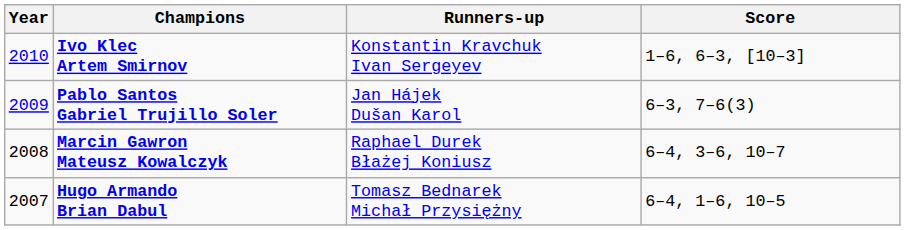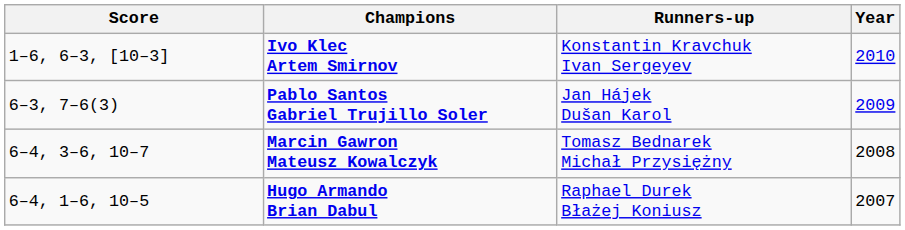columns swapped: (29, 18) <-> (770, 18)
(421, 153) Raphael Durek Błażej Koniusz -> (646, 153) Tomasz Bednarek Michał Przysiężny
(436, 201) Tomasz Bednarek Michał Przysiężny -> (631, 201) Raphael Durek Błażej Koniusz
